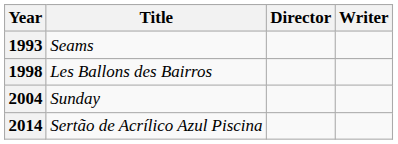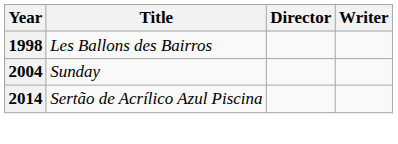- row: (25, 44)
